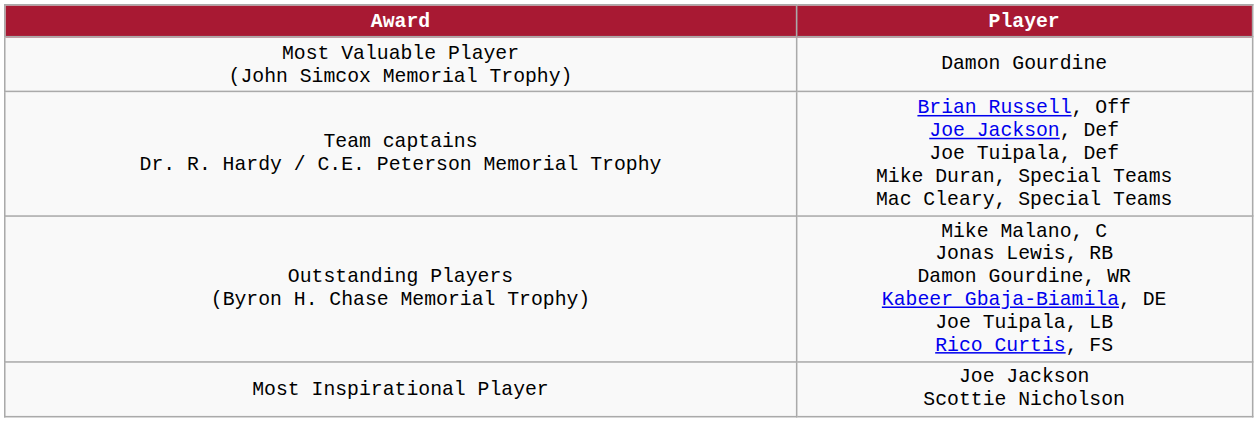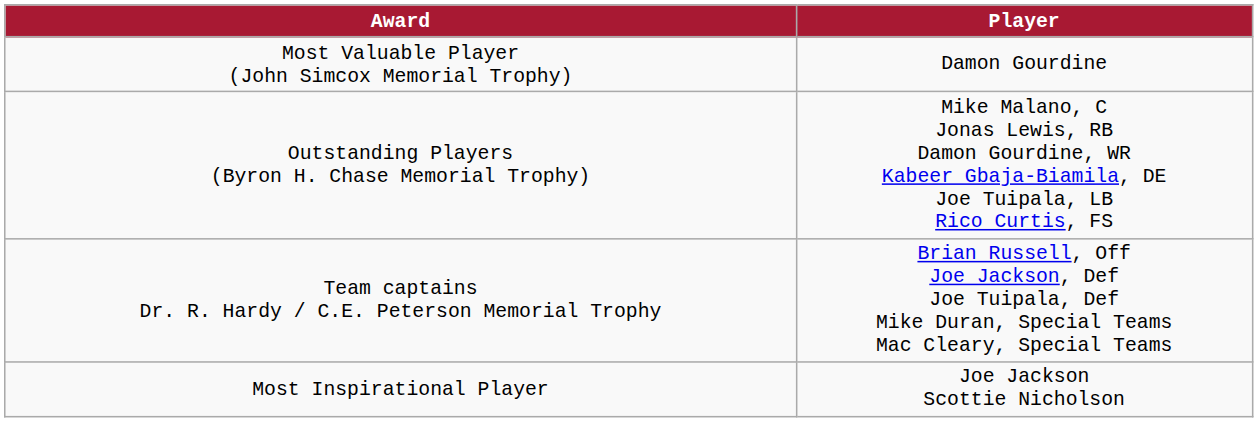rows swapped: (400, 288) <-> (400, 154)
